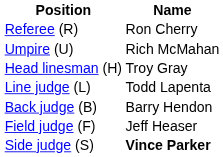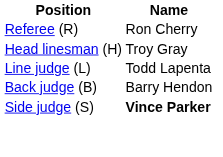- row: (39, 49)
- row: (50, 126)
